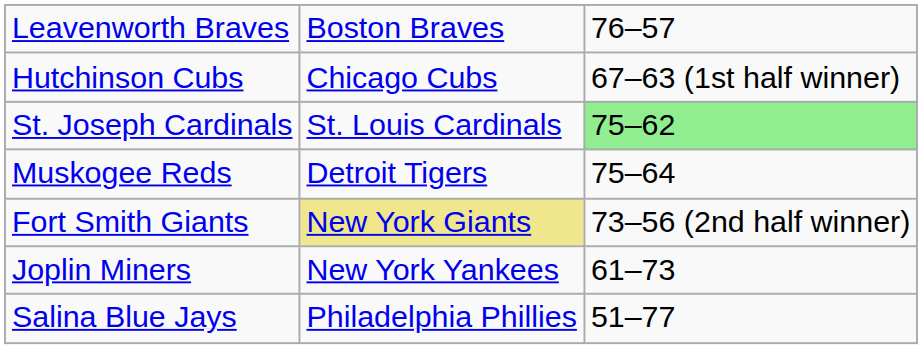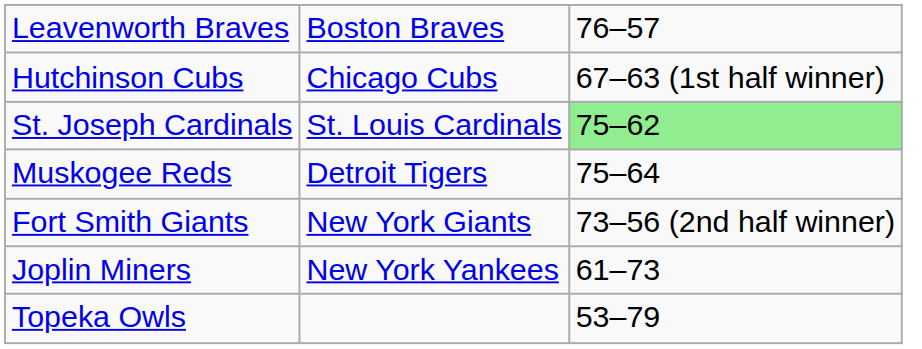(419, 221) khaki background -> (419, 221) no background
+ row: (99, 317)
- row: (124, 317)
